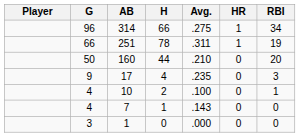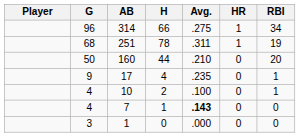(89, 44) 66 -> (89, 44) 68
(276, 76) 3 -> (276, 76) 1
(201, 108) normal -> (201, 108) bold
